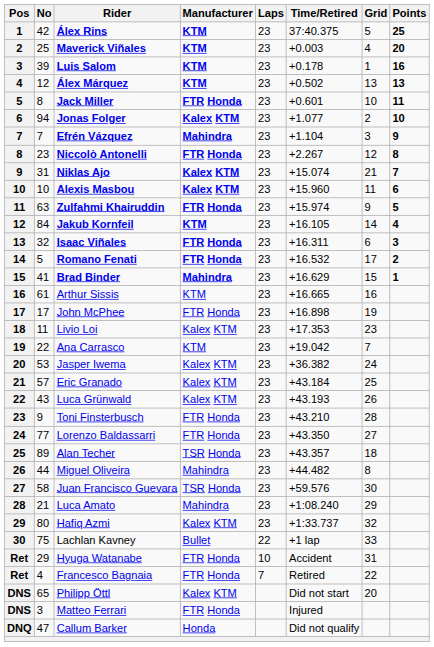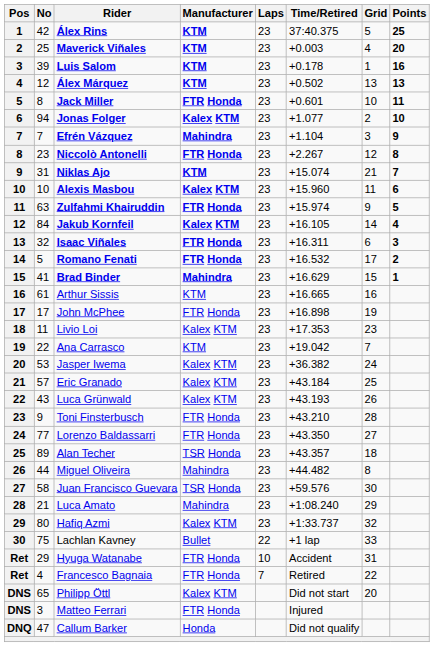(211, 171) Kalex KTM -> (195, 171) KTM
(195, 224) KTM -> (211, 224) Kalex KTM
